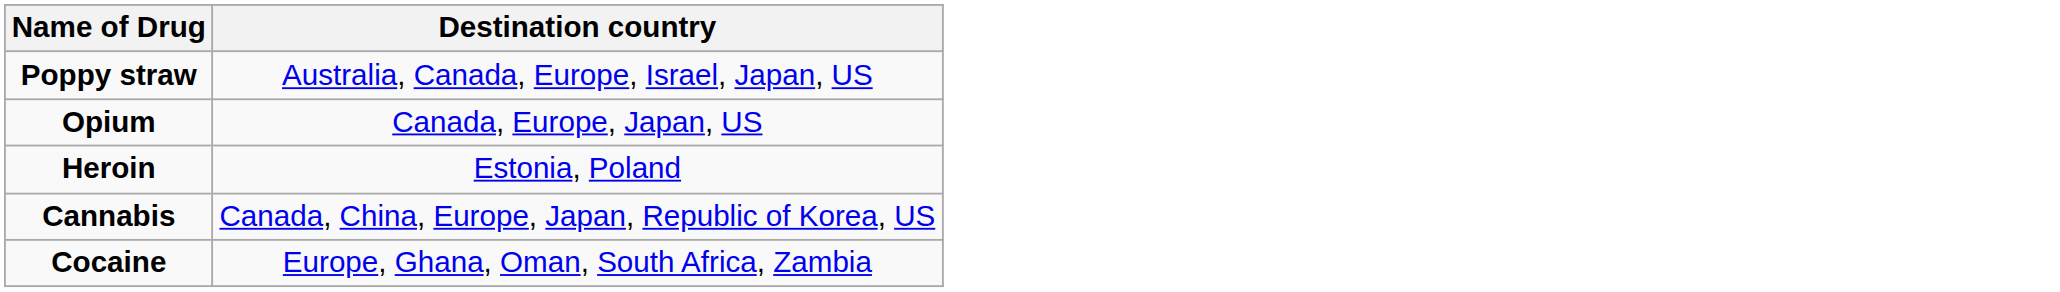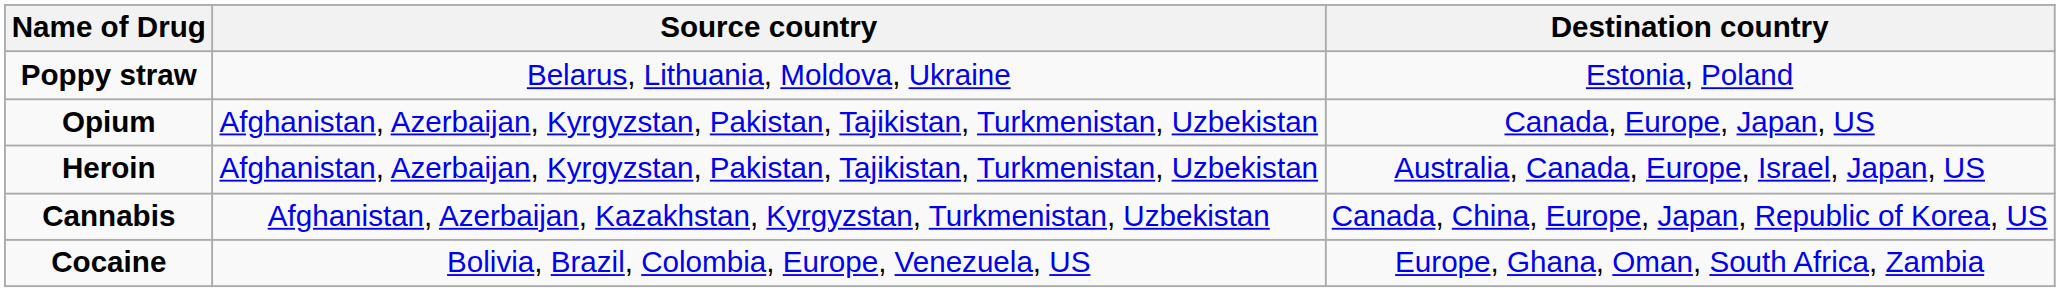+ column: (769, 27)
(577, 74) Australia, Canada, Europe, Israel, Japan, US -> (1690, 74) Estonia, Poland
(577, 168) Estonia, Poland -> (1690, 168) Australia, Canada, Europe, Israel, Japan, US
